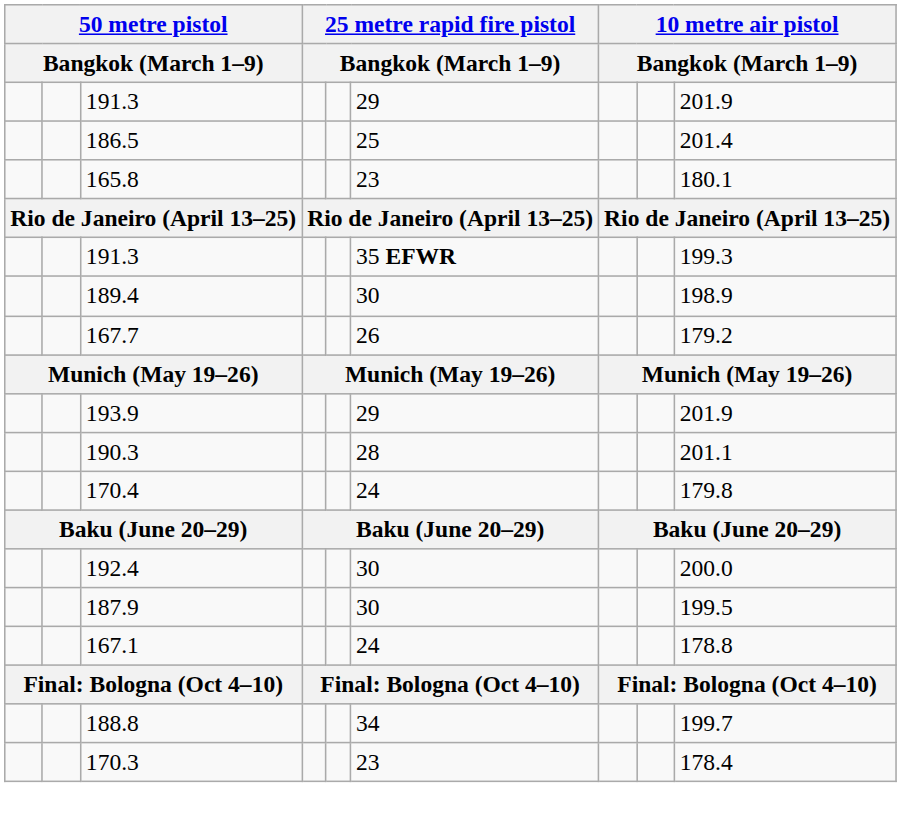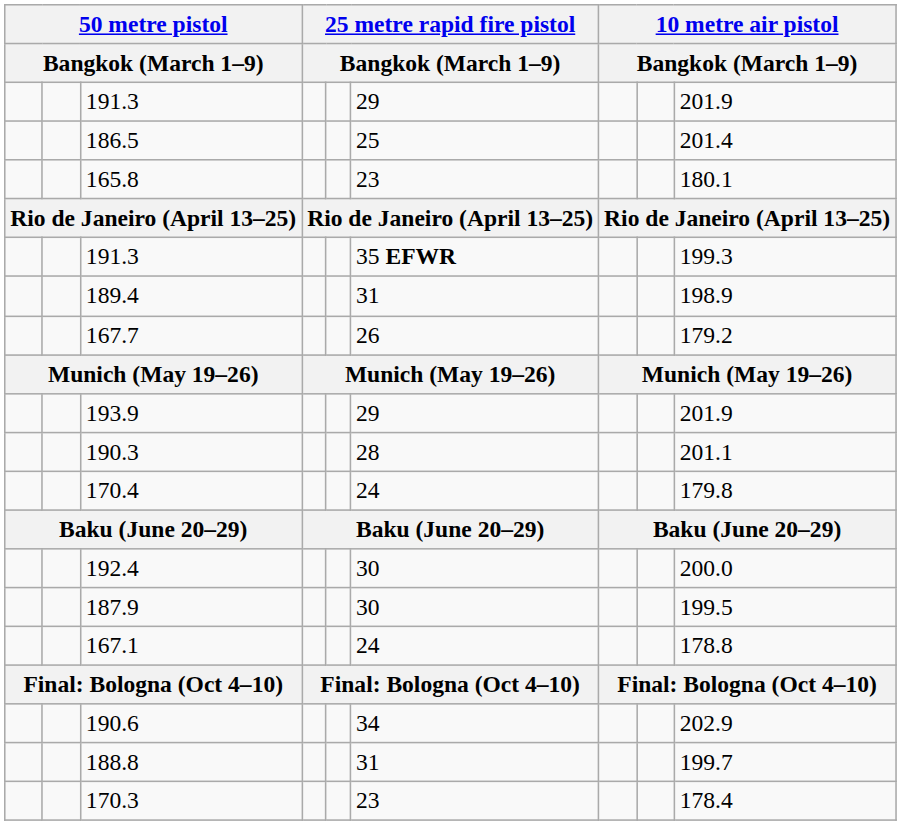(368, 296) 30 -> (368, 296) 31
+ row: (24, 724)
(368, 723) 34 -> (368, 762) 31
